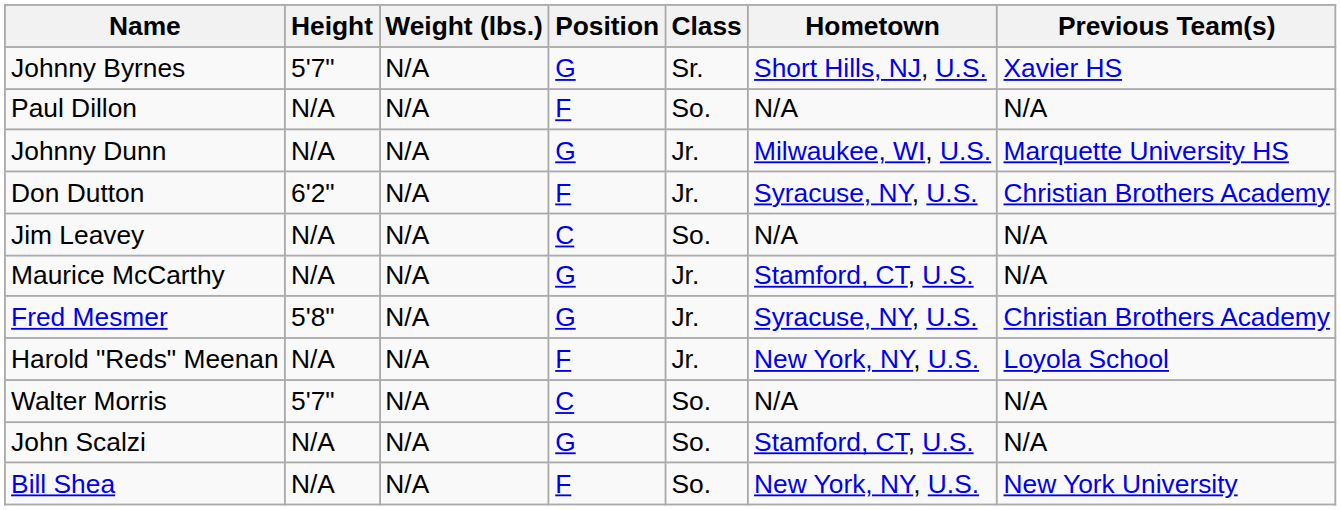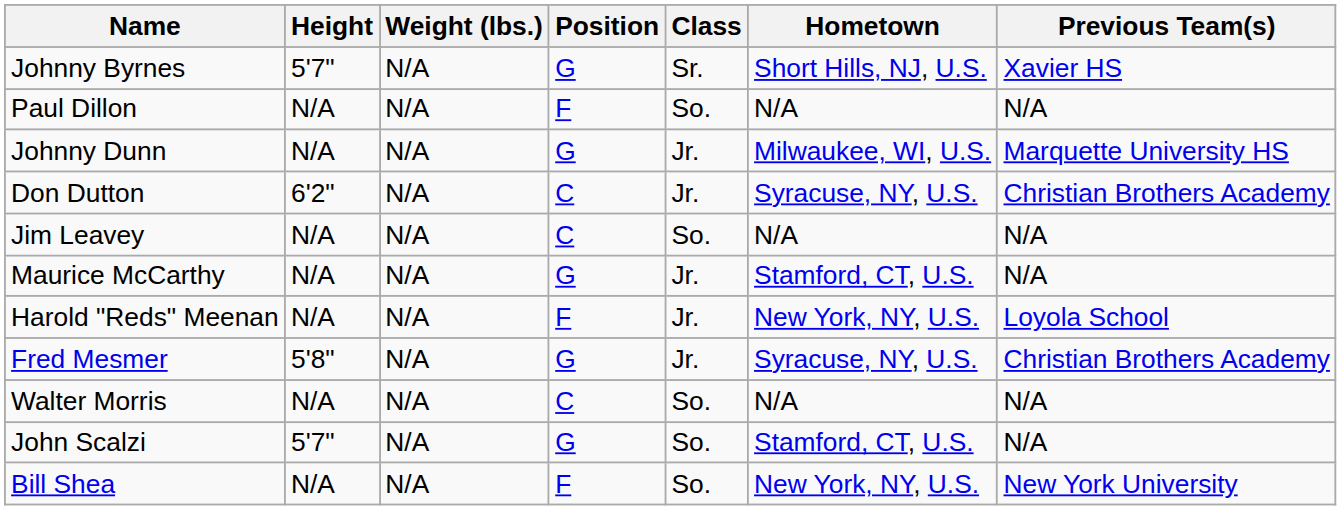(563, 193) F -> (565, 193) C
rows swapped: (145, 359) <-> (89, 318)
(313, 401) 5'7" -> (313, 401) N/A
(313, 442) N/A -> (313, 442) 5'7"
